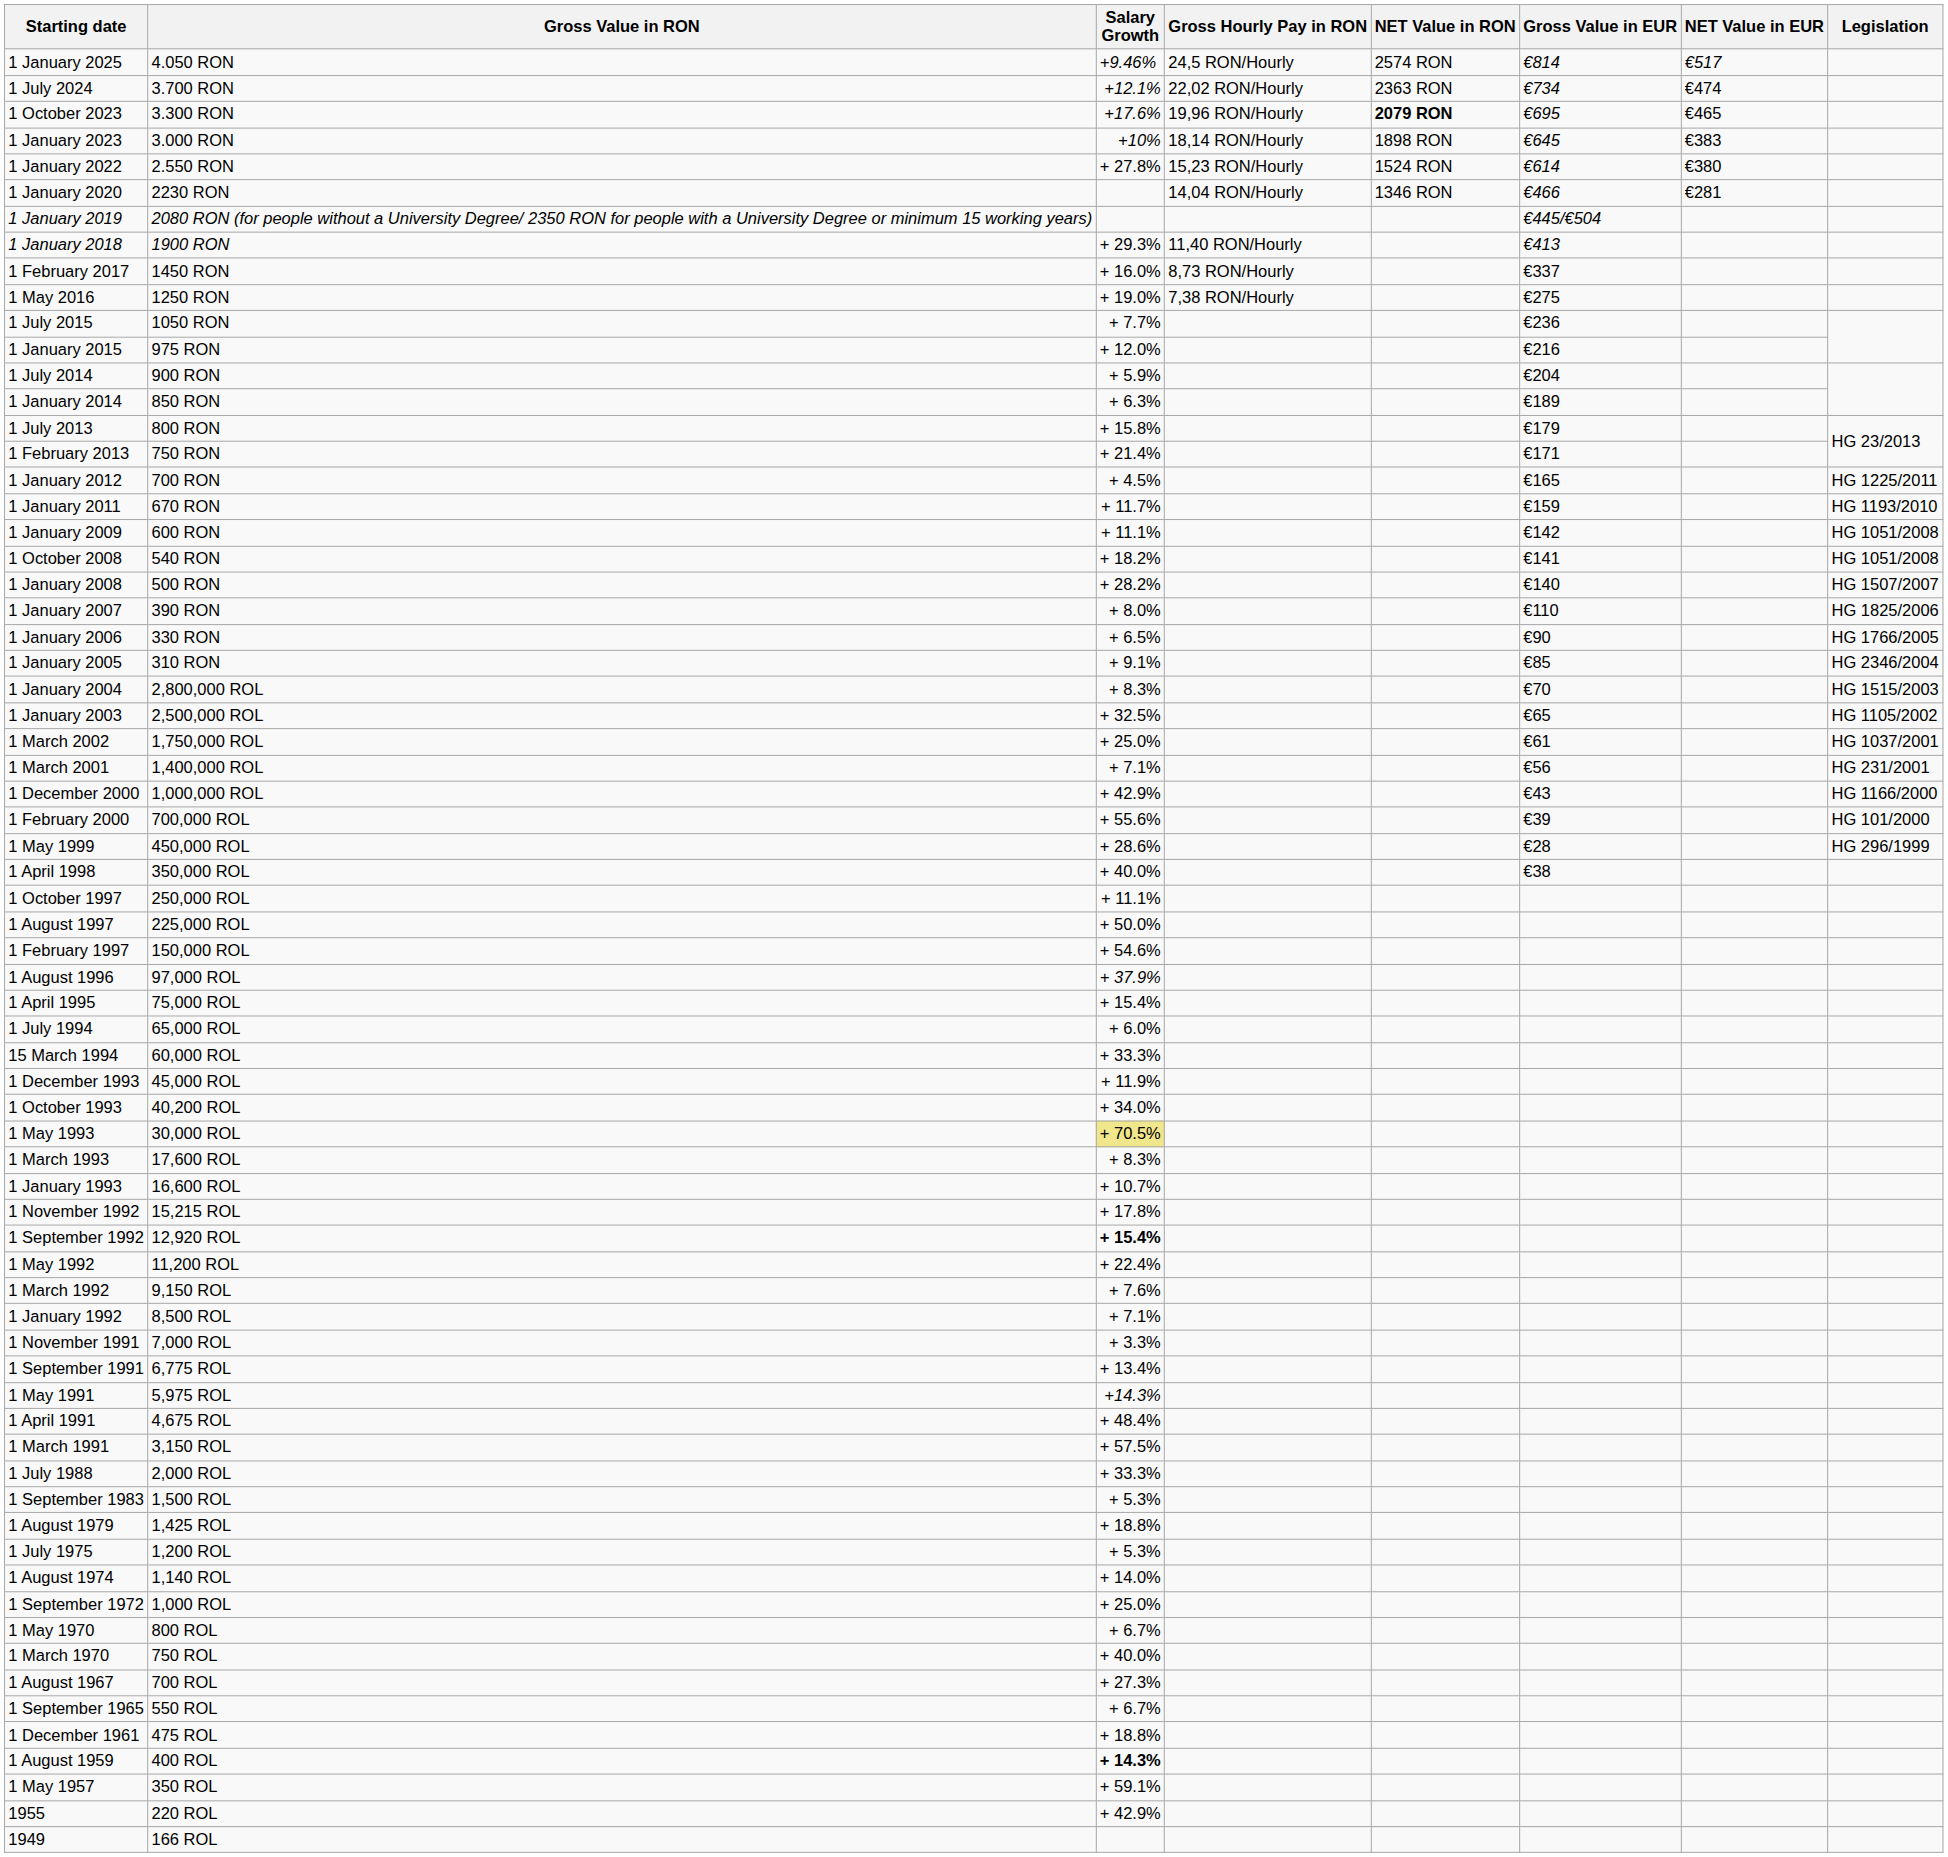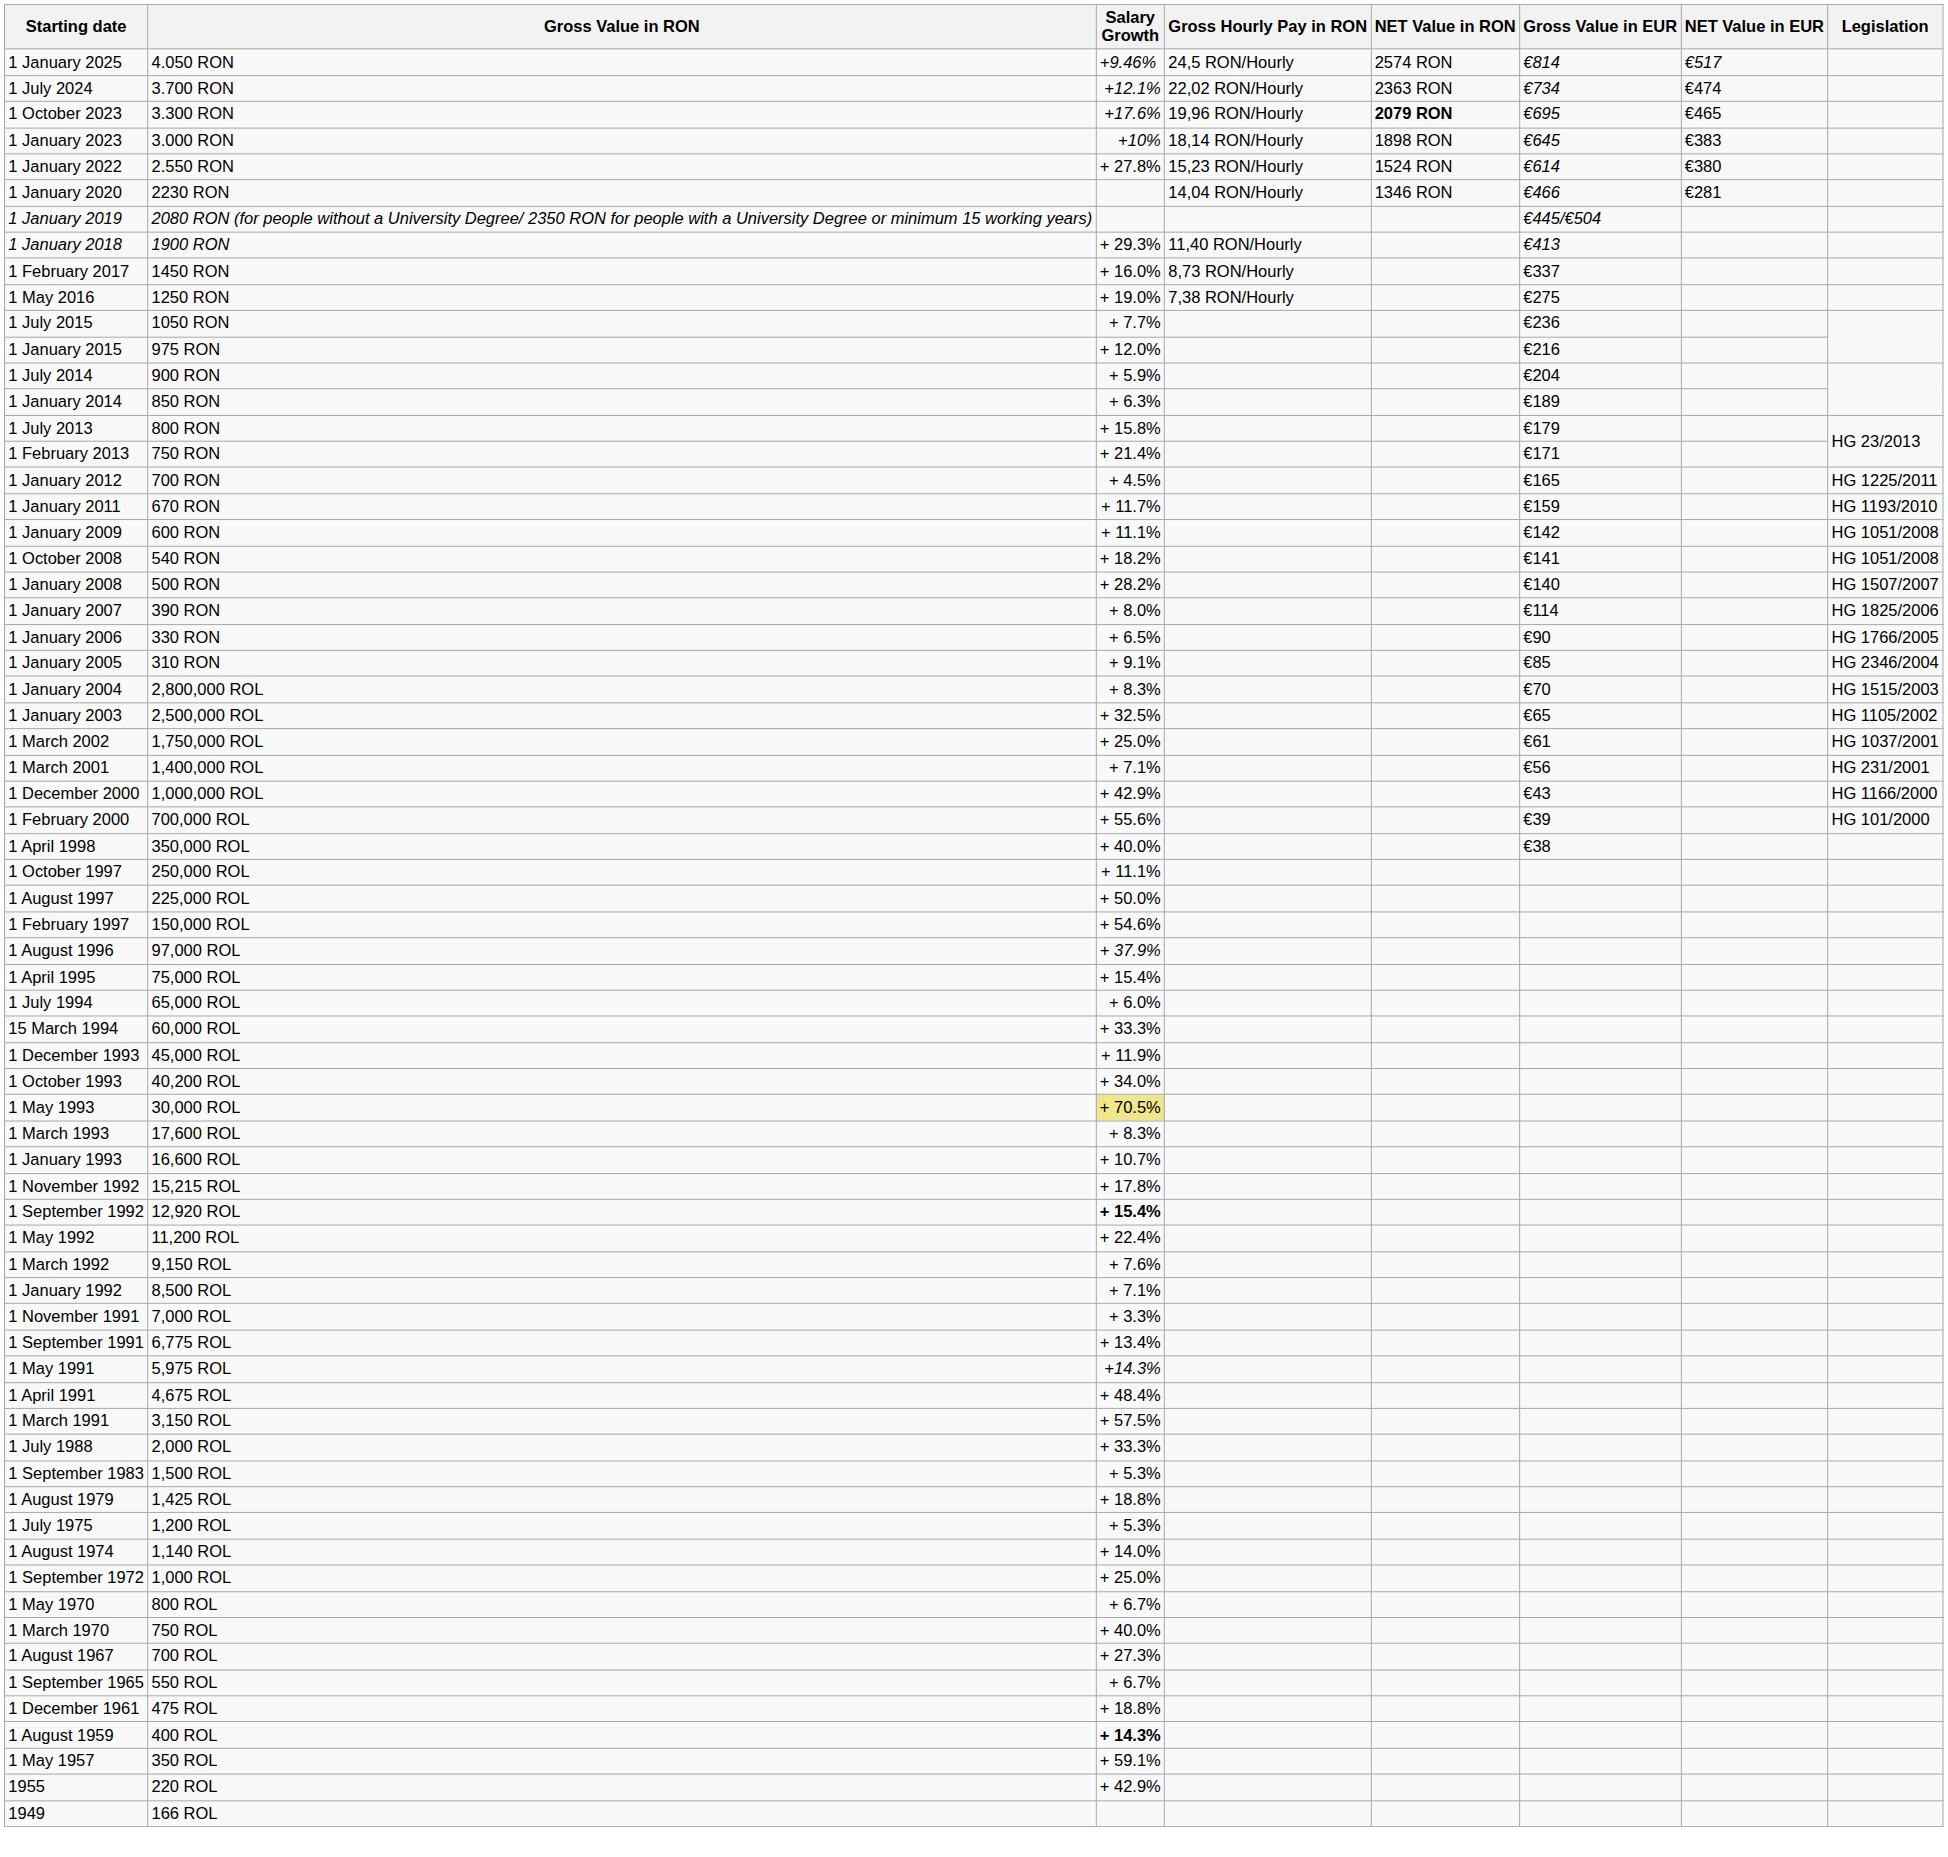(1541, 611) €110 -> (1541, 611) €114
- row: (51, 846)
